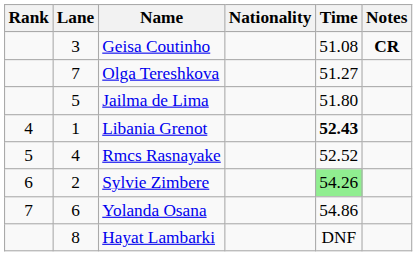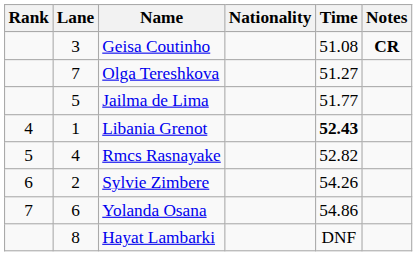(339, 100) 51.80 -> (339, 100) 51.77
(339, 155) 52.52 -> (339, 155) 52.82
(339, 182) lightgreen background -> (339, 182) no background
